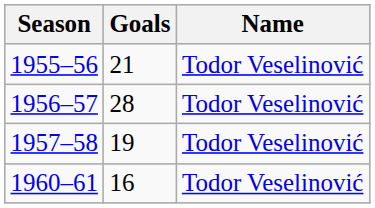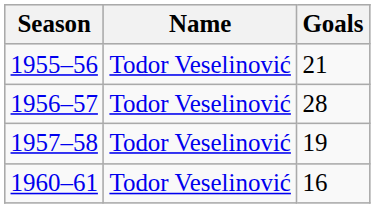columns swapped: (273, 24) <-> (140, 24)
